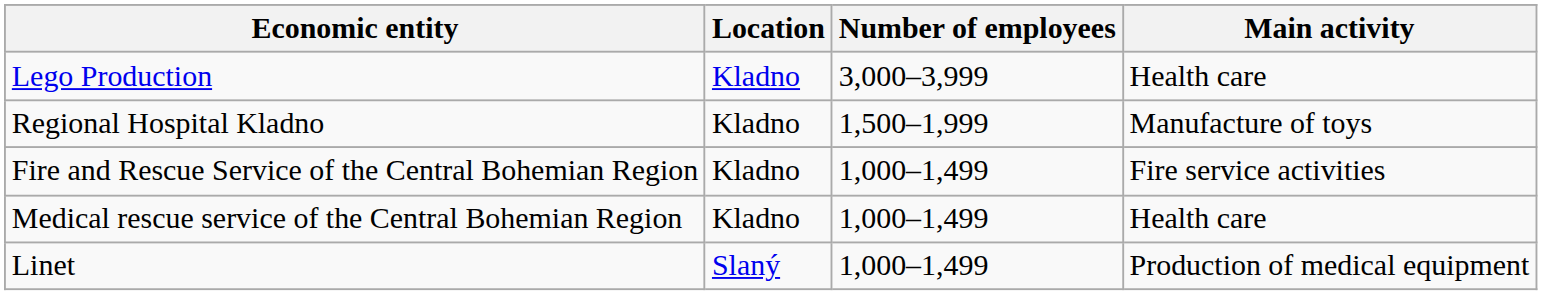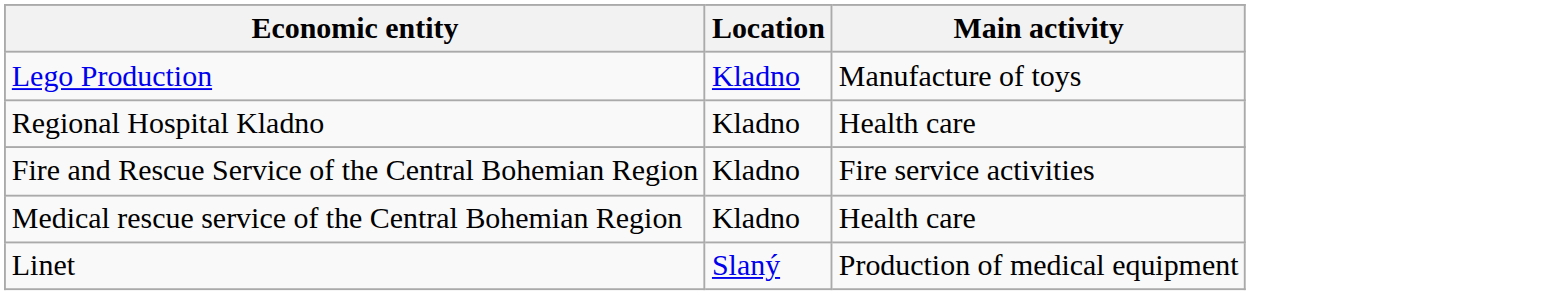- column: (977, 28)
(1198, 75) Health care -> (960, 75) Manufacture of toys
(1251, 123) Manufacture of toys -> (907, 123) Health care
